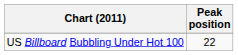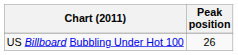(210, 42) 22 -> (210, 42) 26
